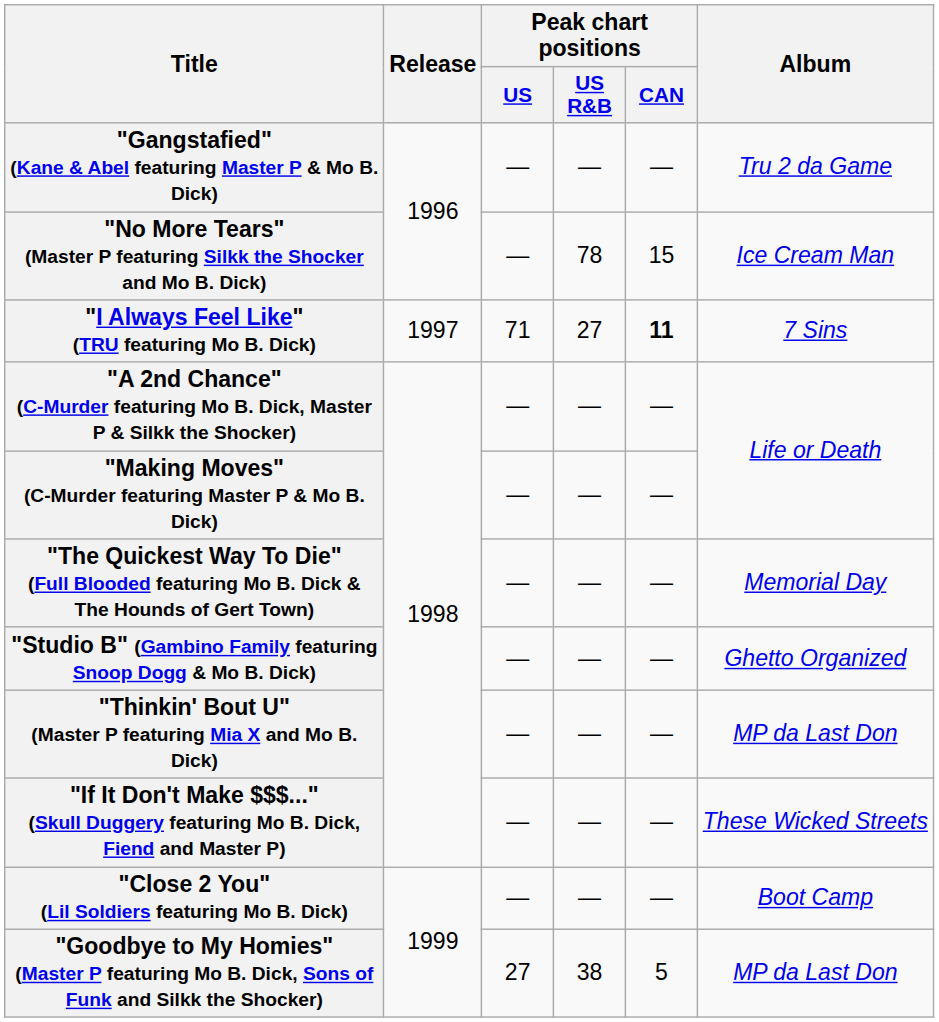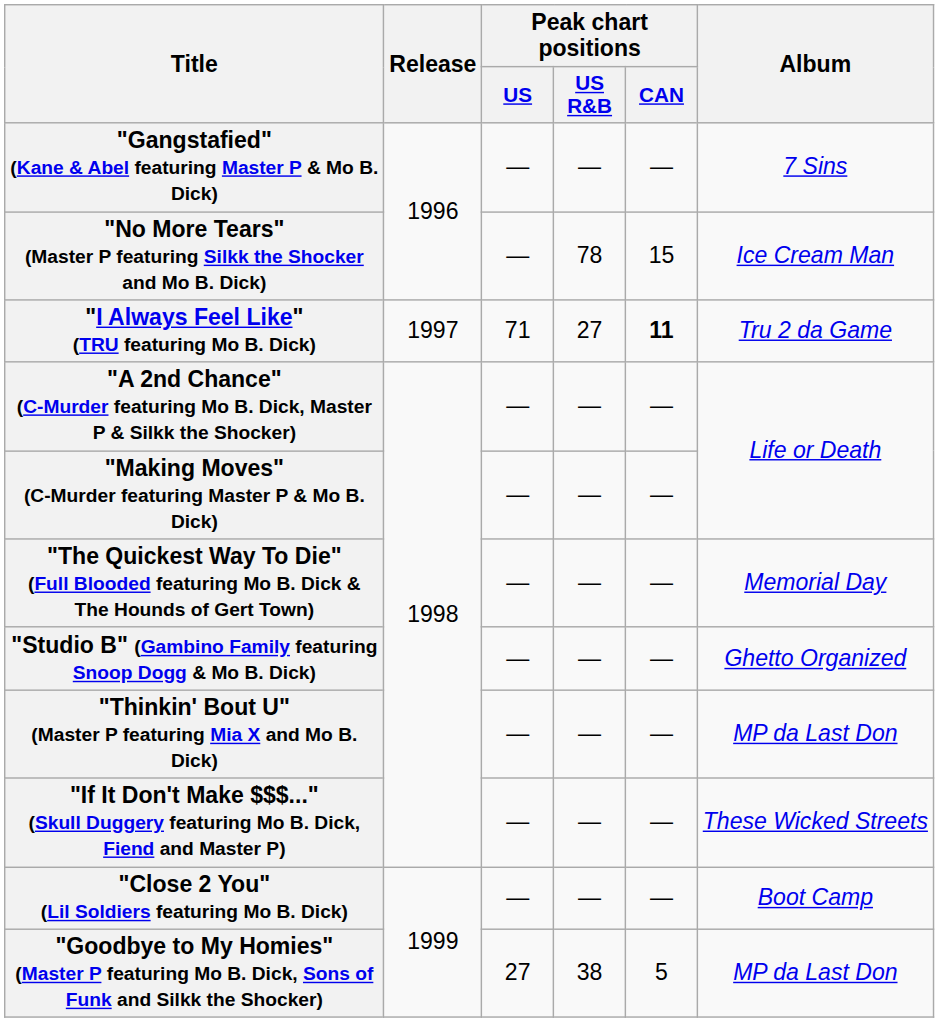(815, 166) Tru 2 da Game -> (815, 166) 7 Sins
(815, 330) 7 Sins -> (815, 330) Tru 2 da Game
